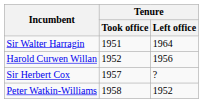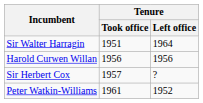(111, 59) 1952 -> (111, 59) 1956
(111, 91) 1958 -> (111, 91) 1961
